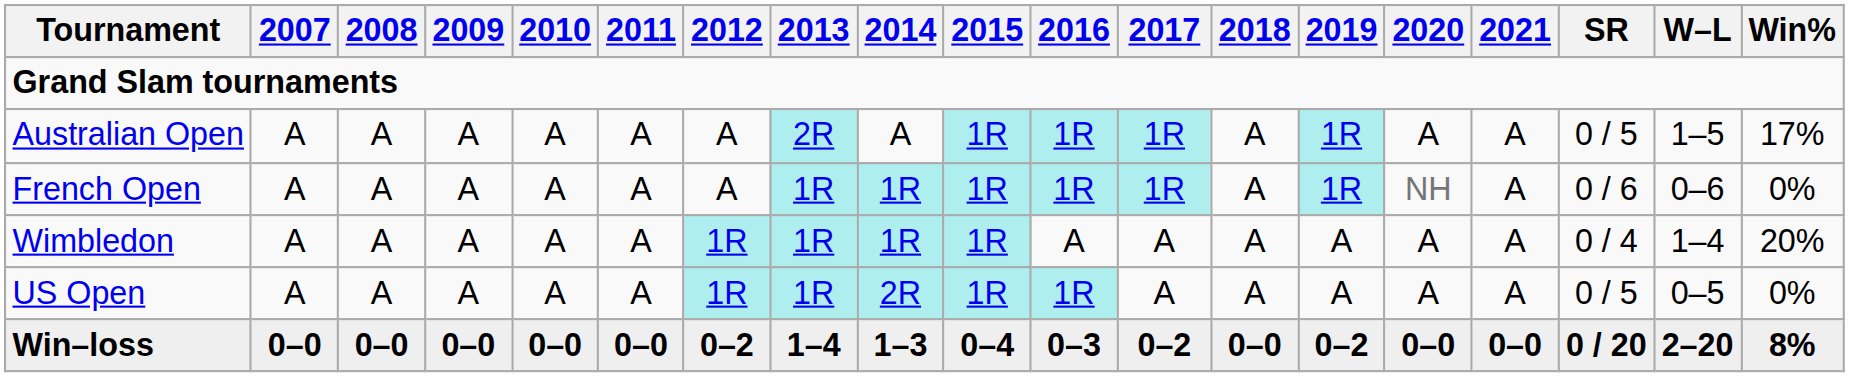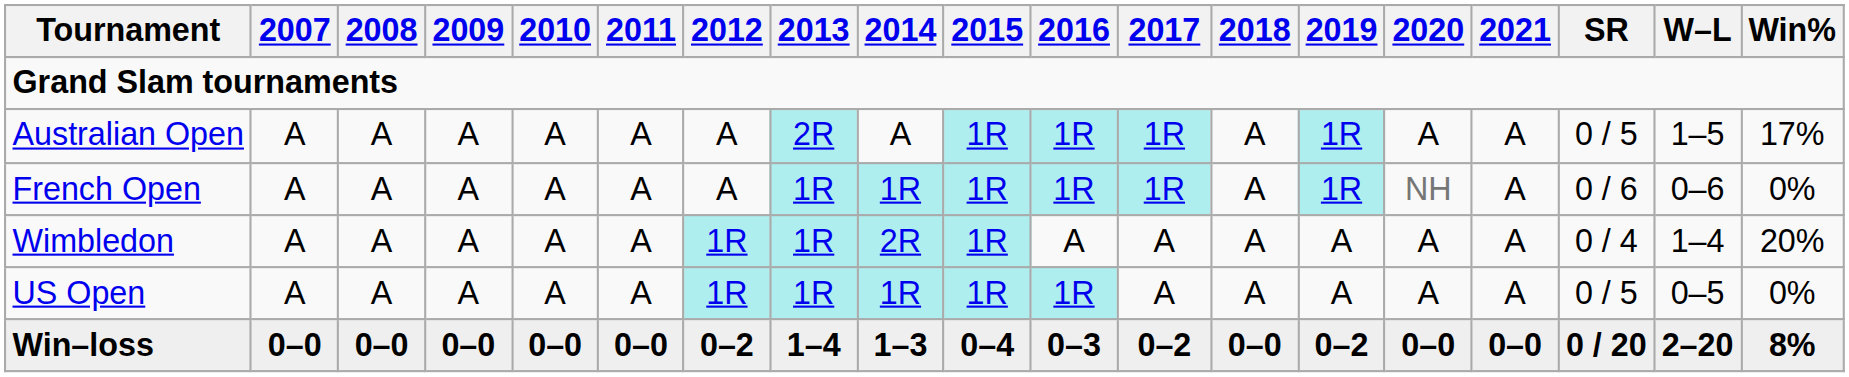(900, 239) 1R -> (900, 239) 2R
(900, 292) 2R -> (900, 292) 1R
